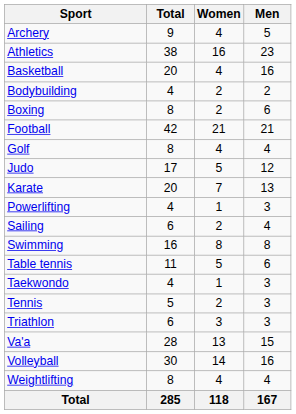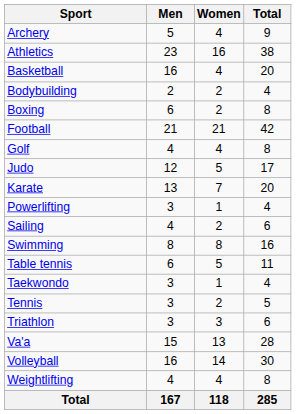columns swapped: (267, 14) <-> (170, 14)
